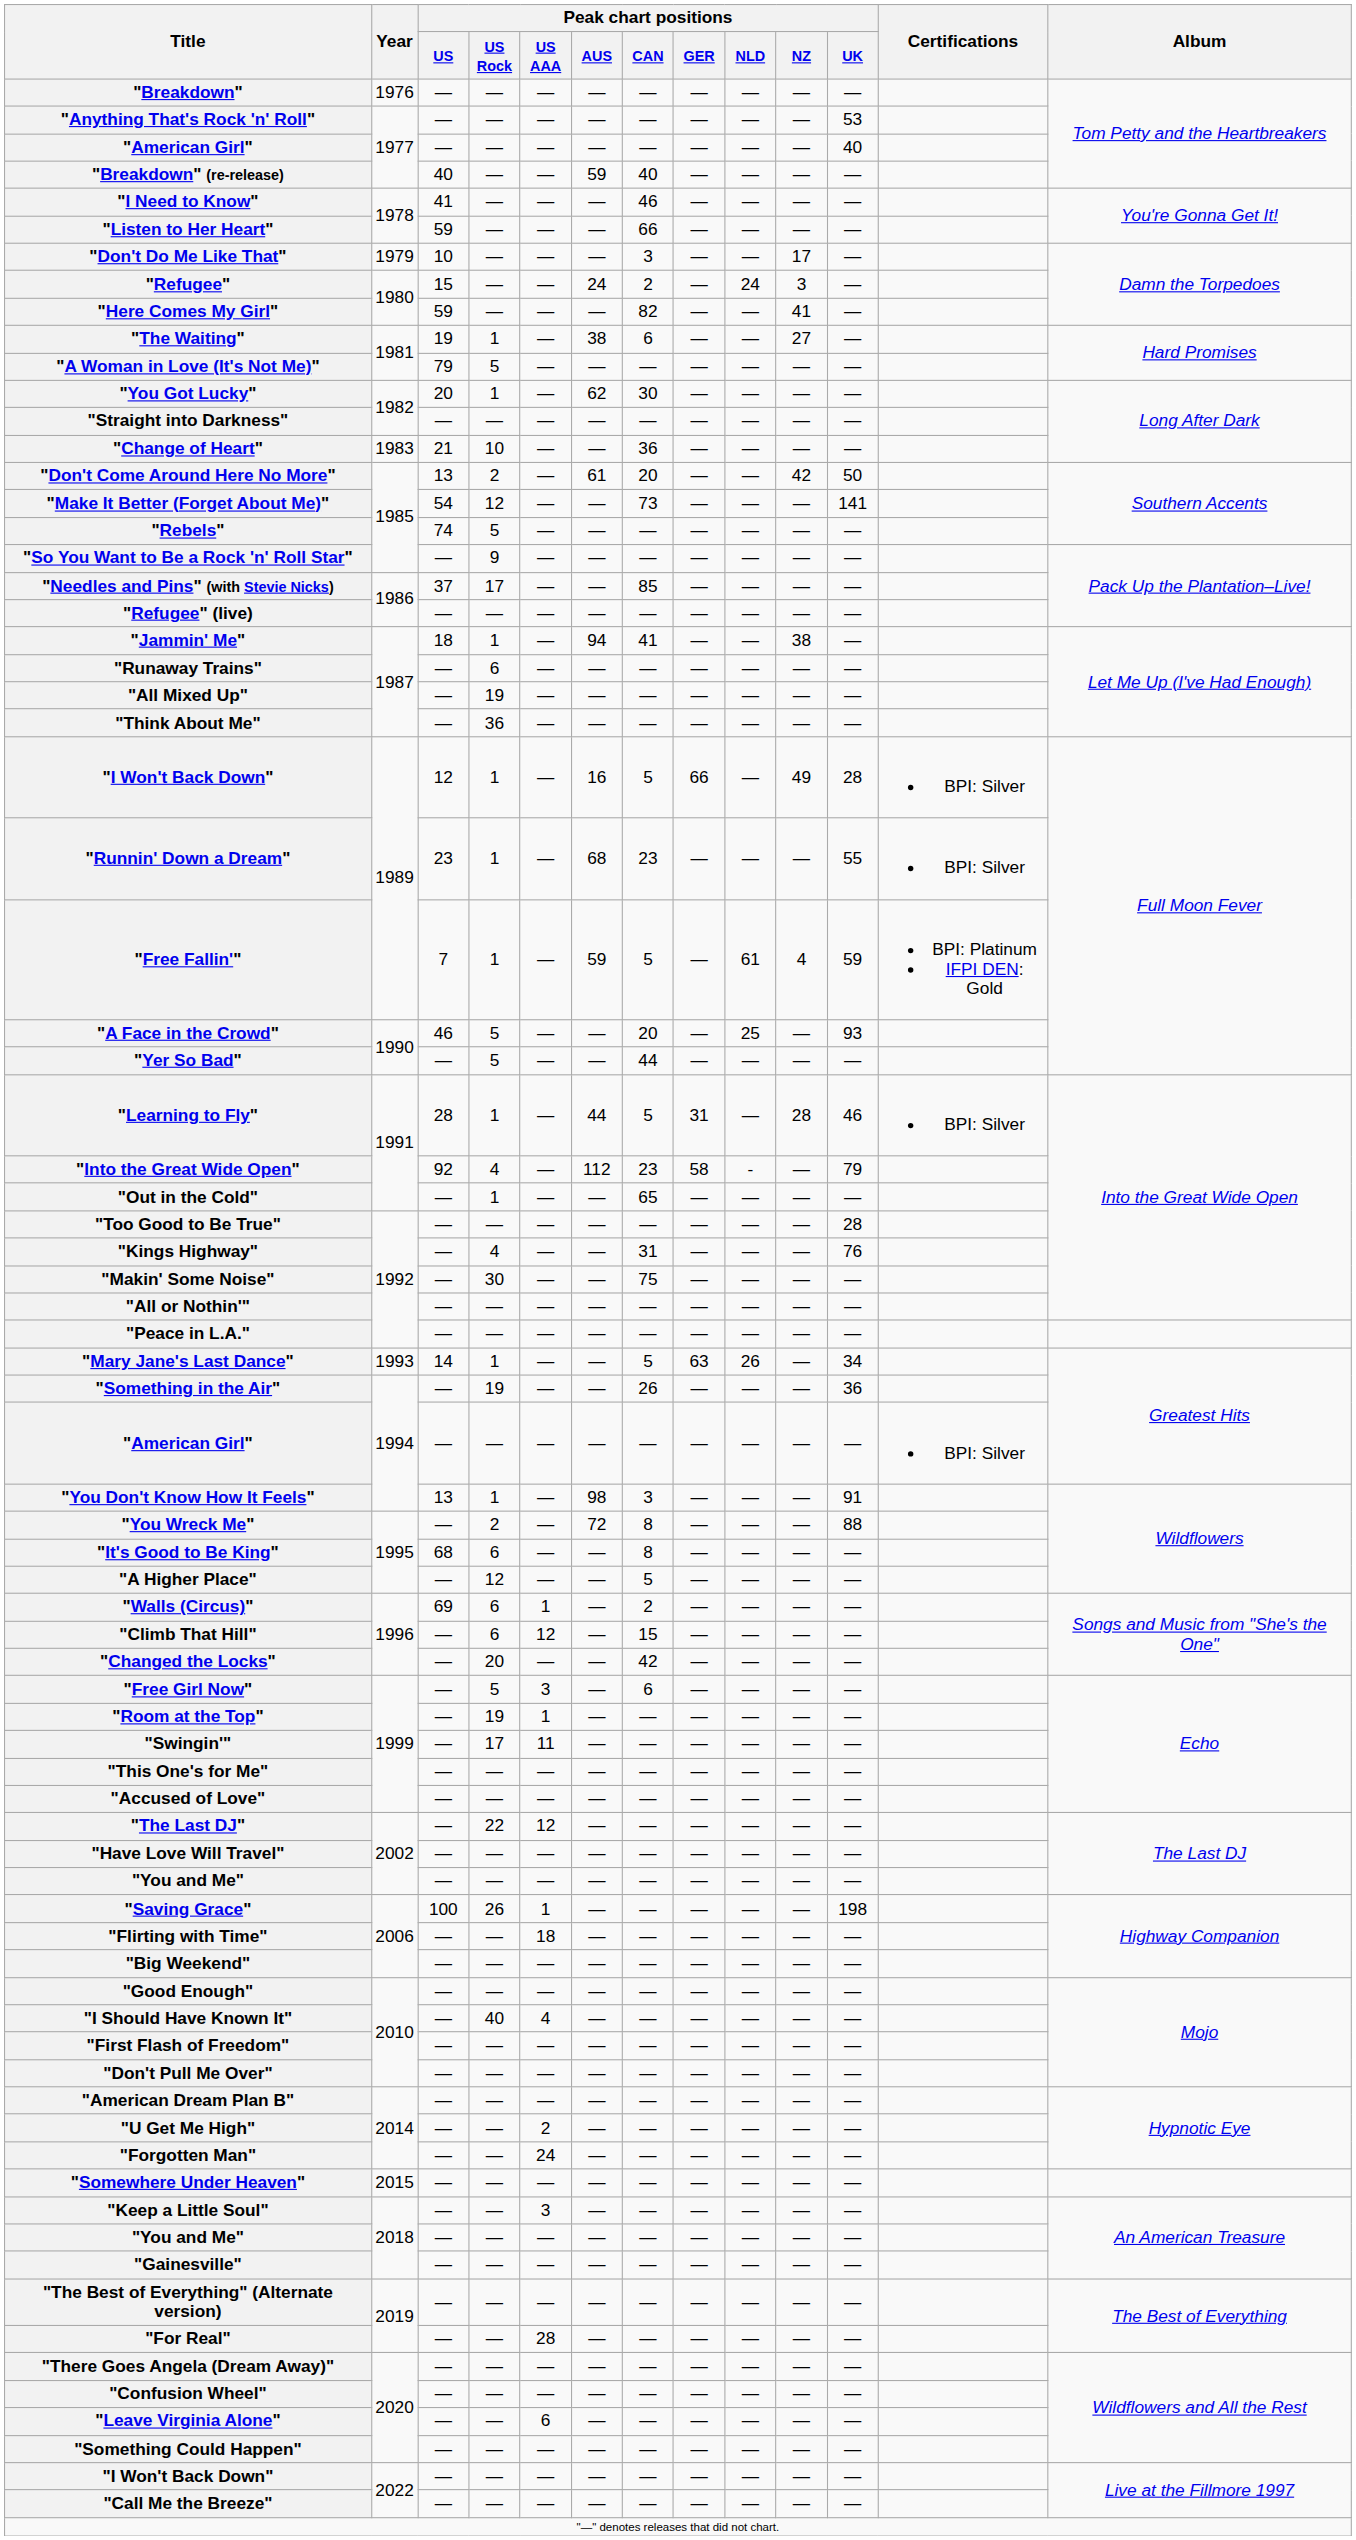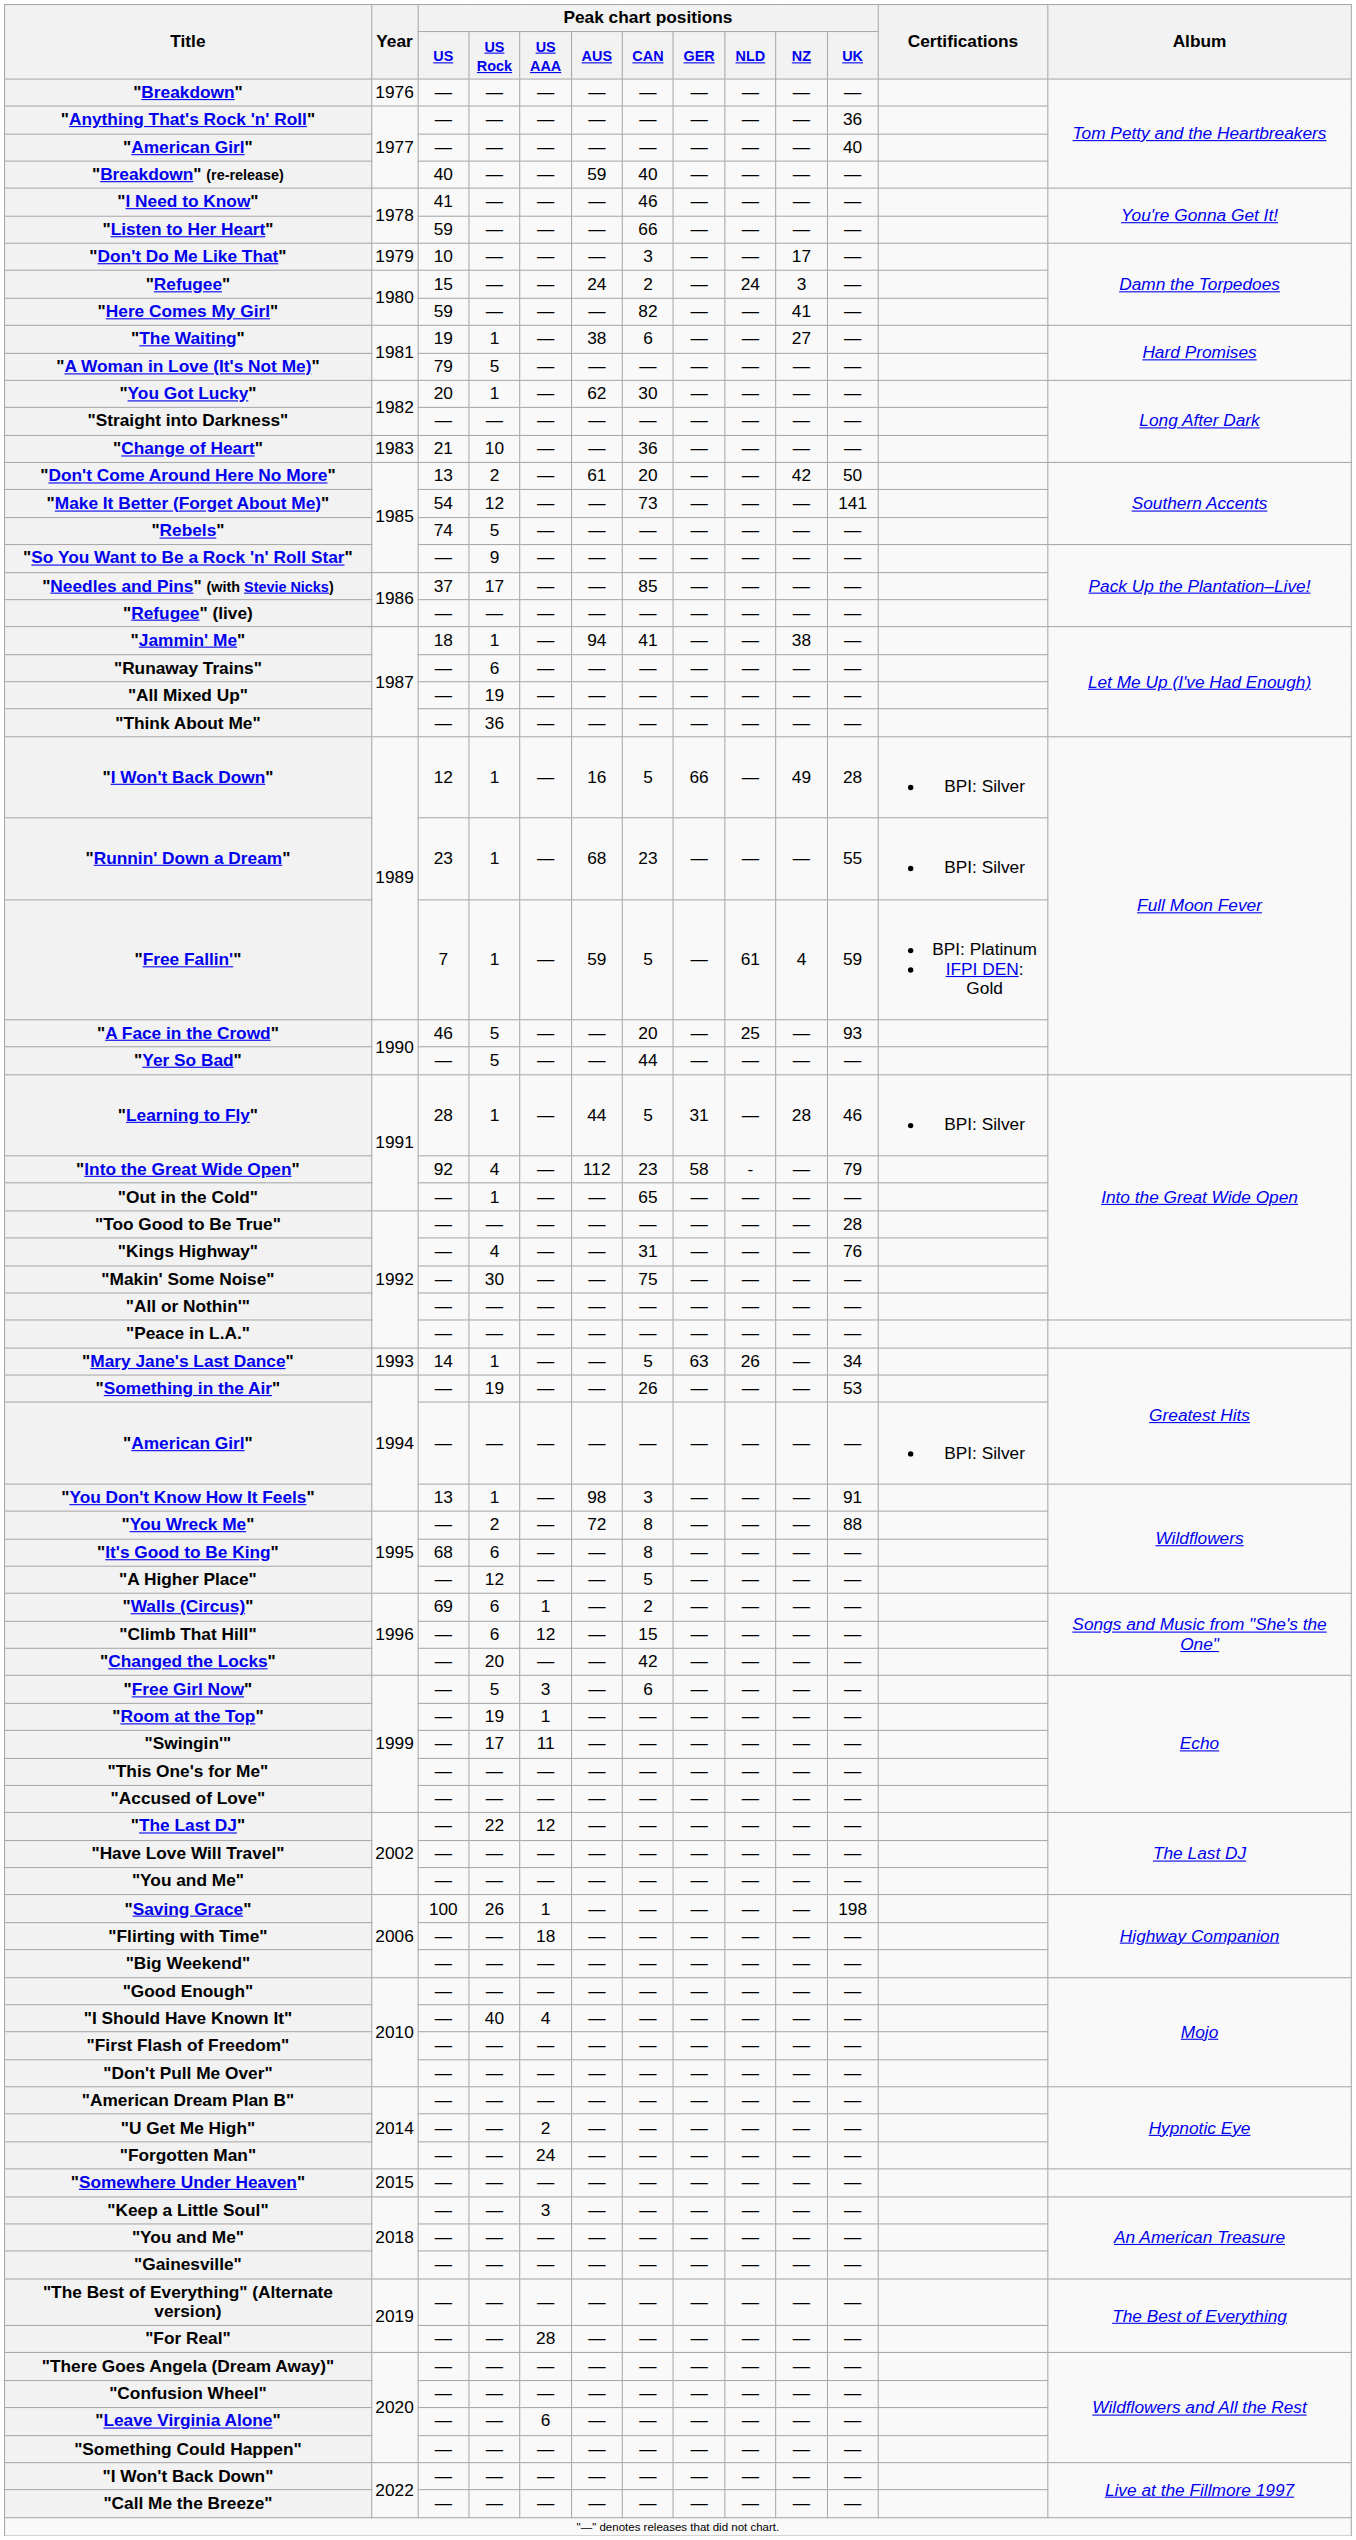(853, 119) 53 -> (853, 119) 36
(853, 1388) 36 -> (853, 1388) 53
